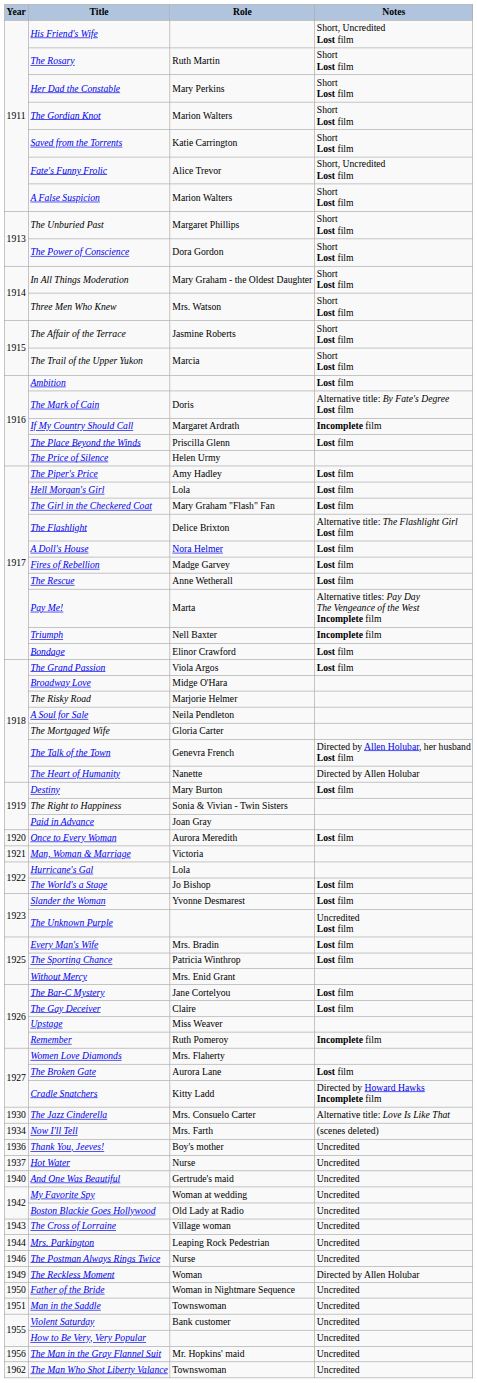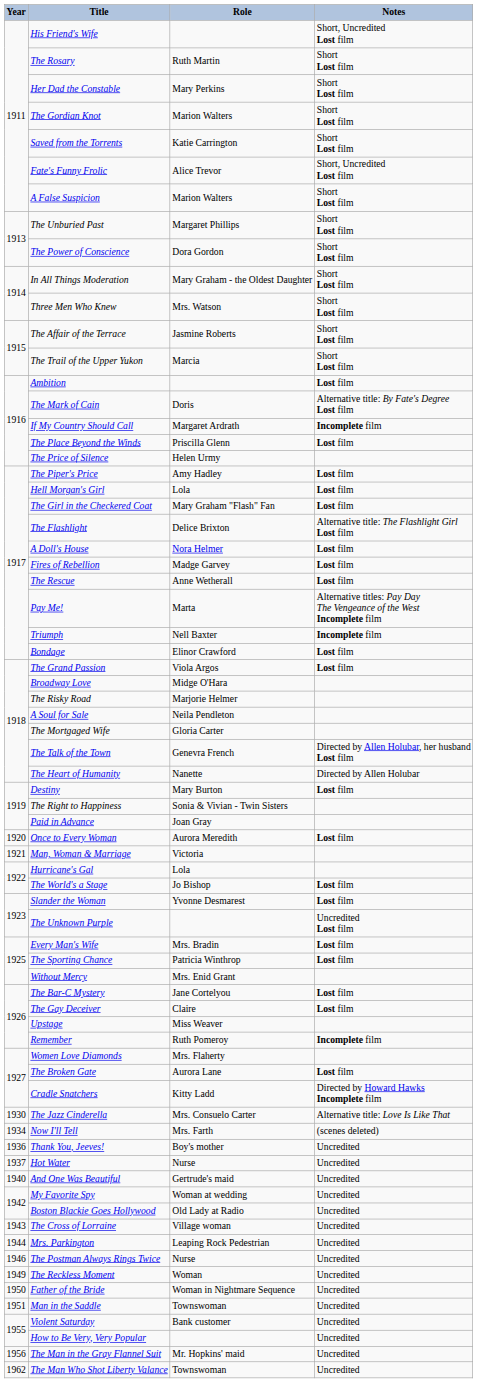(368, 1274) Directed by Allen Holubar -> (338, 1274) Uncredited
